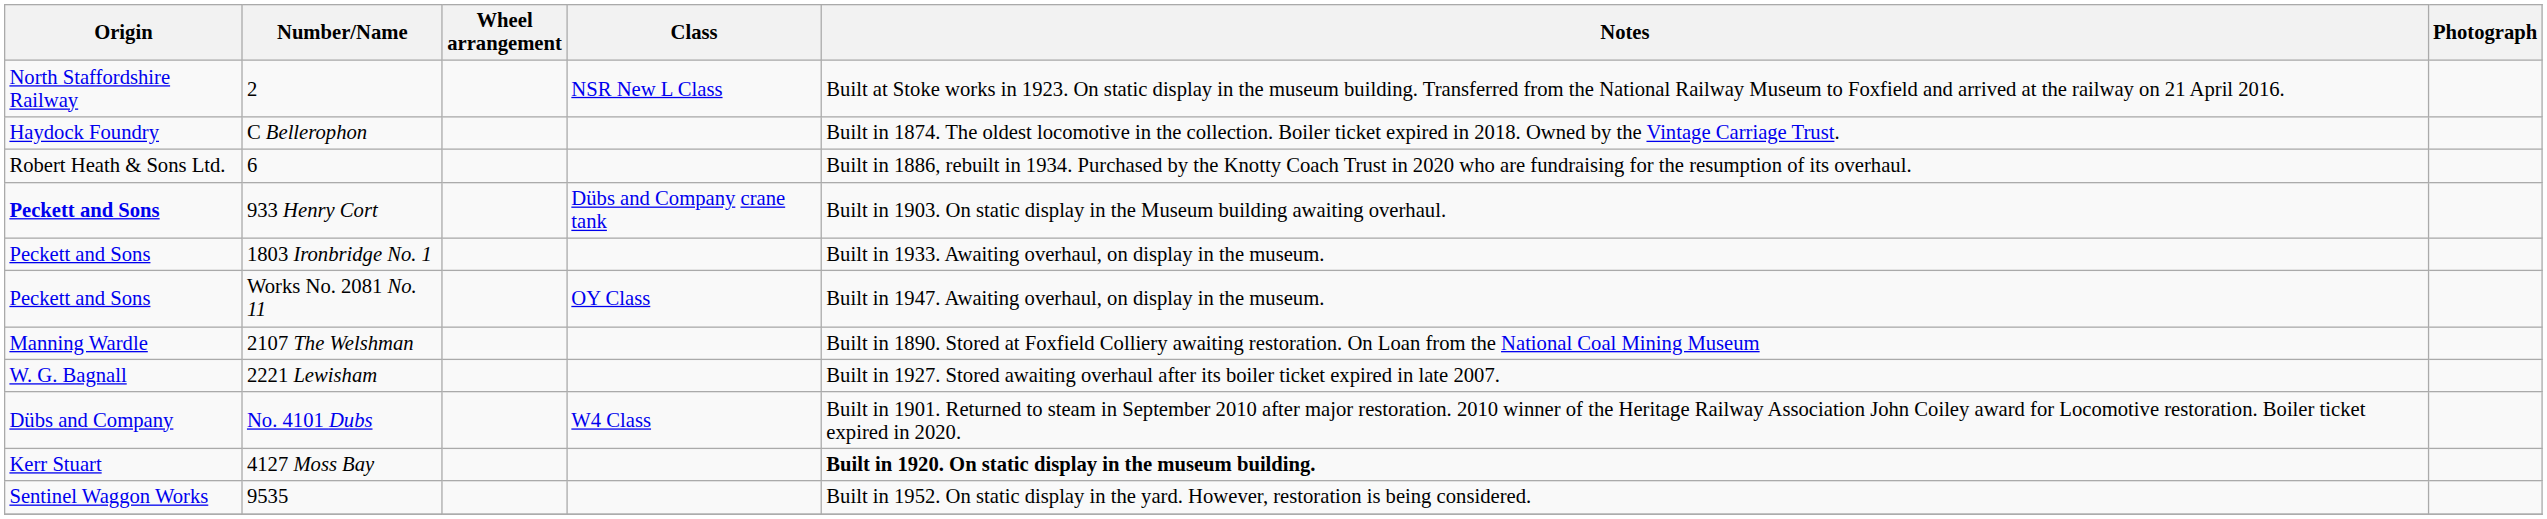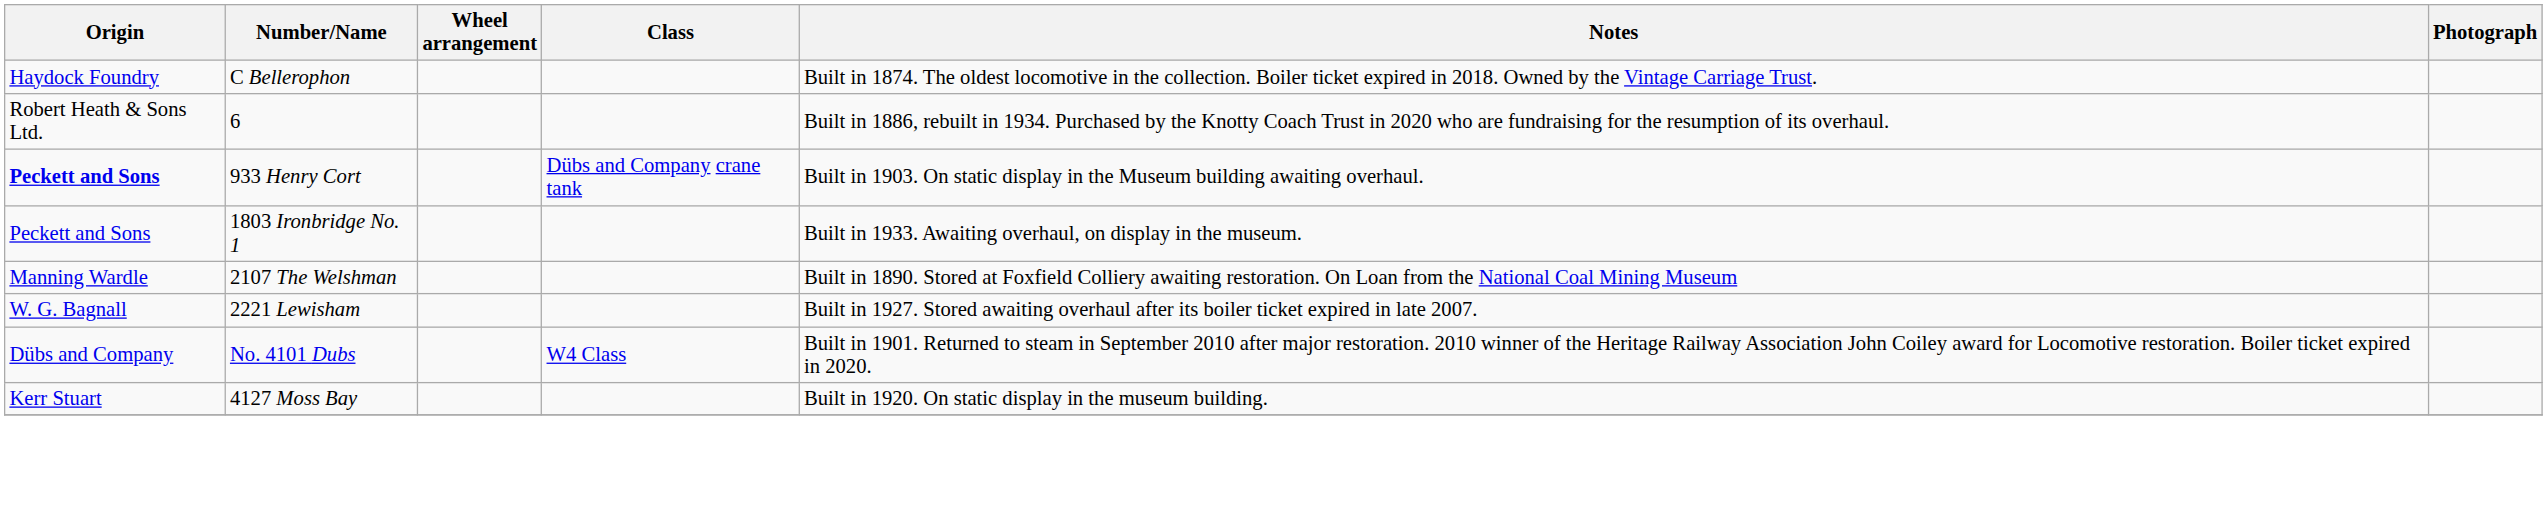- row: (252, 88)
- row: (332, 298)
(1071, 464) bold -> (1036, 398) normal
- row: (268, 497)
